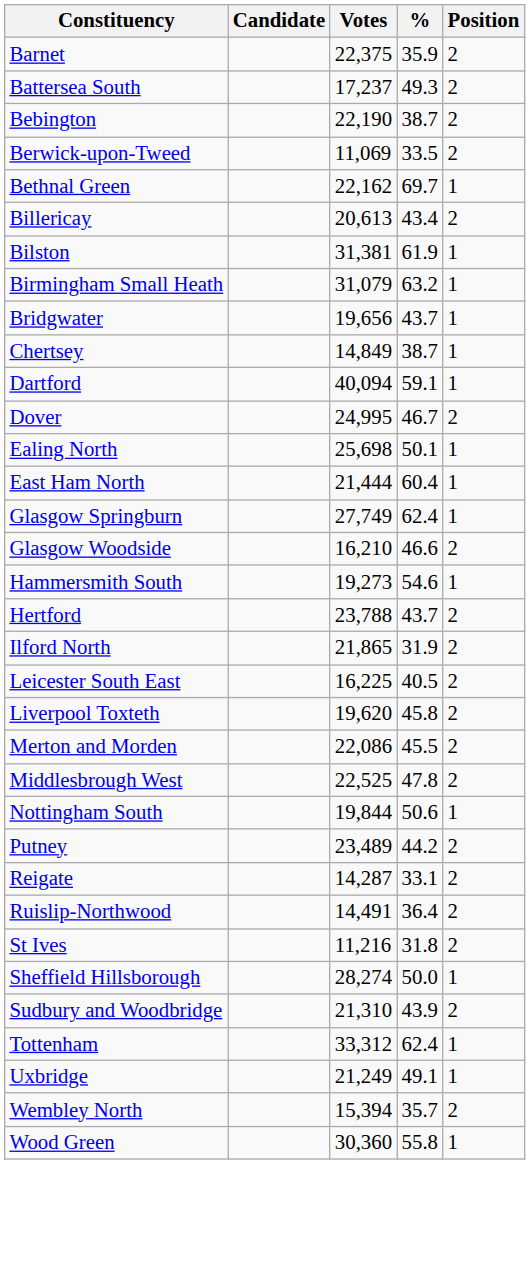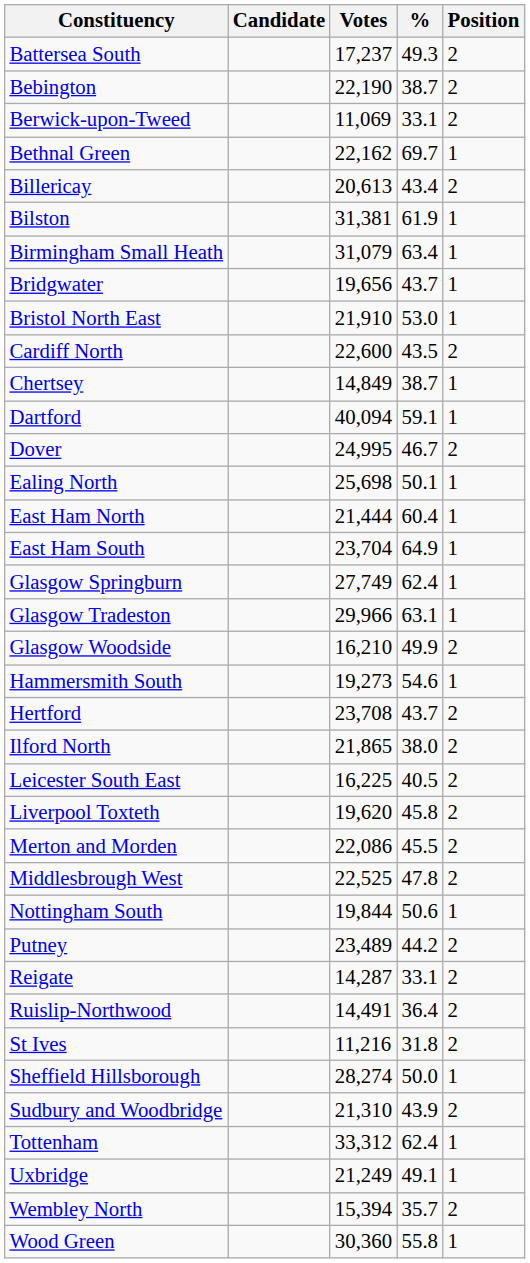- row: (37, 53)
(420, 152) 33.5 -> (420, 119) 33.1
(420, 284) 63.2 -> (420, 251) 63.4
+ row: (85, 317)
+ row: (66, 350)
+ row: (77, 548)
+ row: (90, 614)
(420, 548) 46.6 -> (420, 647) 49.9
(363, 614) 23,788 -> (363, 713) 23,708
(420, 647) 31.9 -> (420, 746) 38.0
